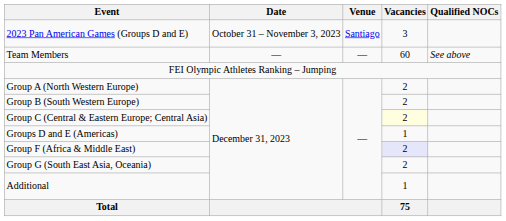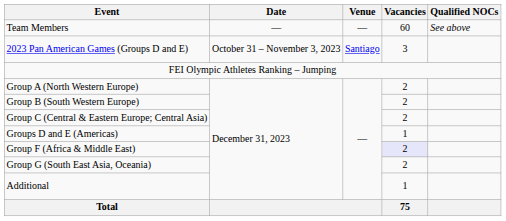rows swapped: (38, 54) <-> (97, 33)
(405, 117) lightyellow background -> (405, 117) no background
